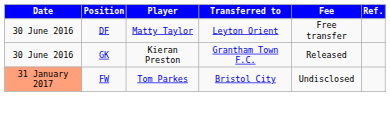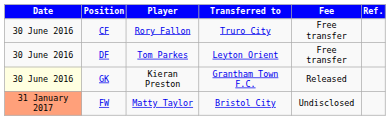+ row: (104, 30)
(163, 30) Matty Taylor -> (163, 55) Tom Parkes
(43, 55) no background -> (43, 79) lightyellow background
(163, 79) Tom Parkes -> (163, 103) Matty Taylor
